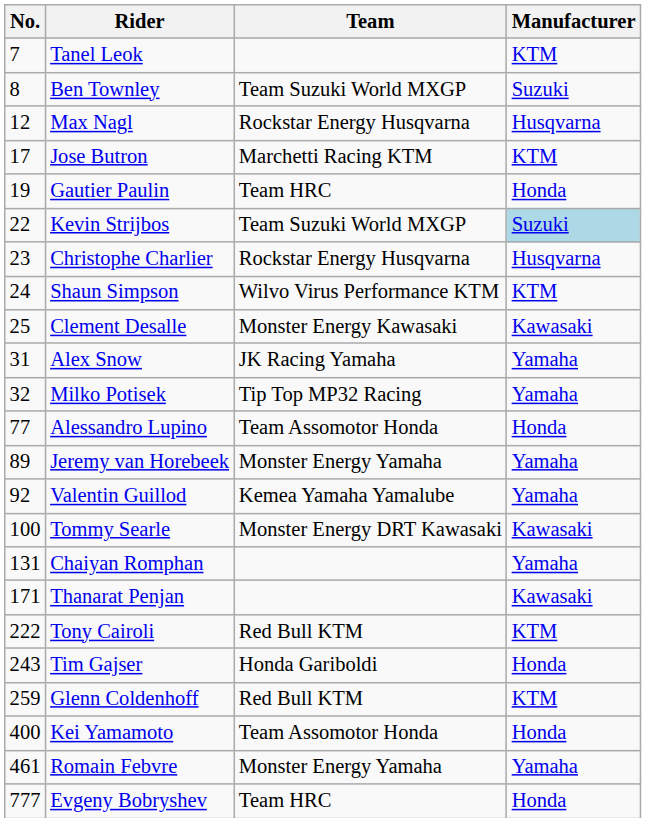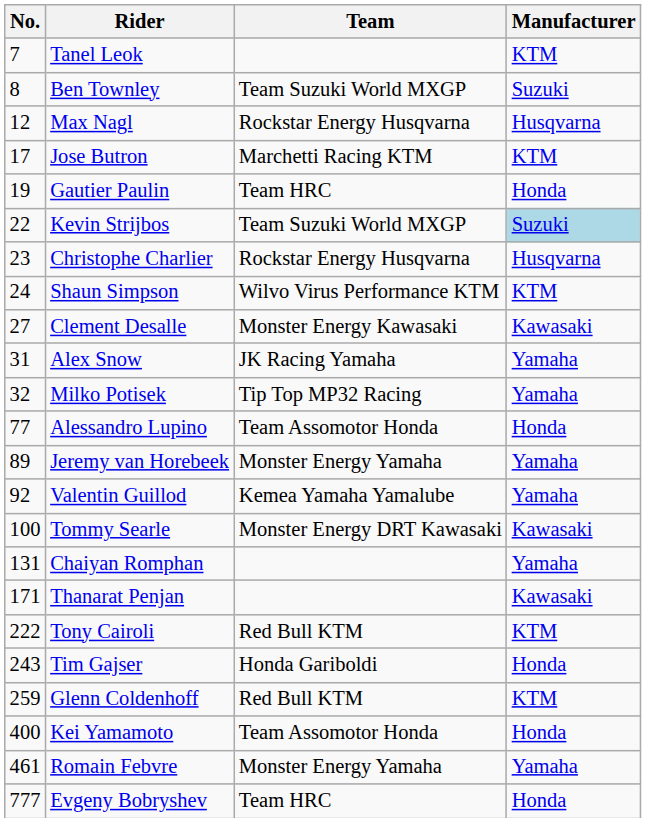(20, 325) 25 -> (20, 325) 27
